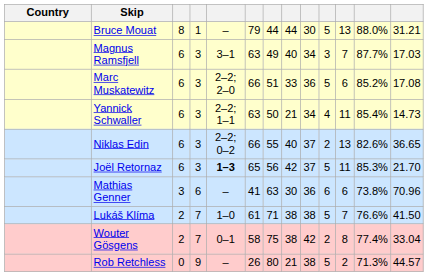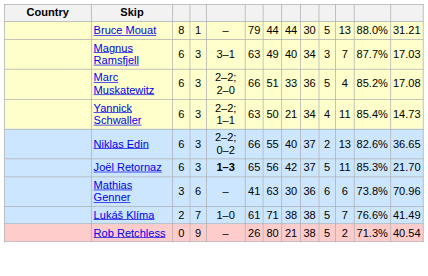(345, 84) 6 -> (345, 84) 4
(407, 215) 41.50 -> (407, 215) 41.49
- row: (116, 239)
(407, 262) 44.57 -> (407, 232) 40.54
